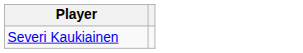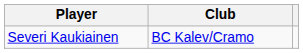+ column: (220, 15)
